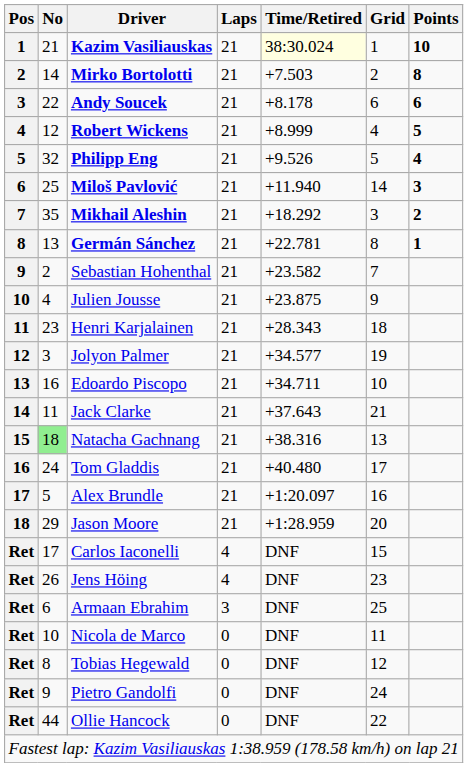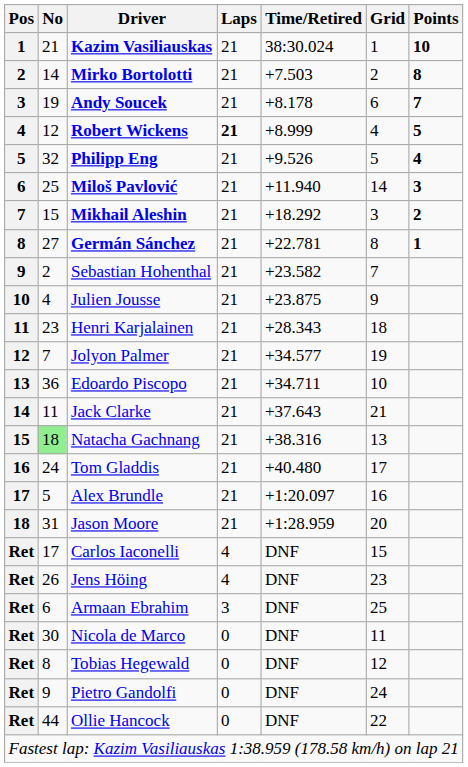(299, 46) lightyellow background -> (299, 46) no background
(51, 102) 22 -> (51, 102) 19
(417, 102) 6 -> (417, 102) 7
(229, 131) normal -> (229, 131) bold
(51, 215) 35 -> (51, 215) 15
(51, 243) 13 -> (51, 243) 27
(46, 355) 3 -> (46, 355) 7
(51, 383) 16 -> (51, 383) 36
(51, 523) 29 -> (51, 523) 31
(51, 636) 10 -> (51, 636) 30
